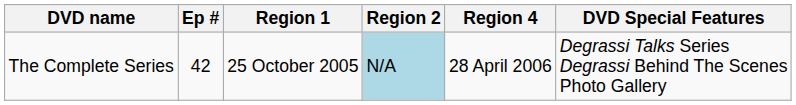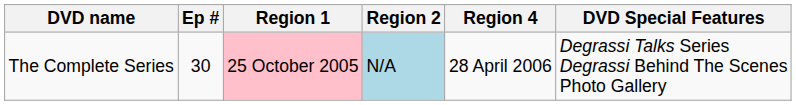(201, 66) 42 -> (201, 66) 30
(293, 66) no background -> (293, 66) pink background
